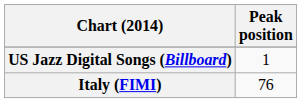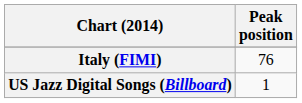rows swapped: (120, 85) <-> (120, 60)
